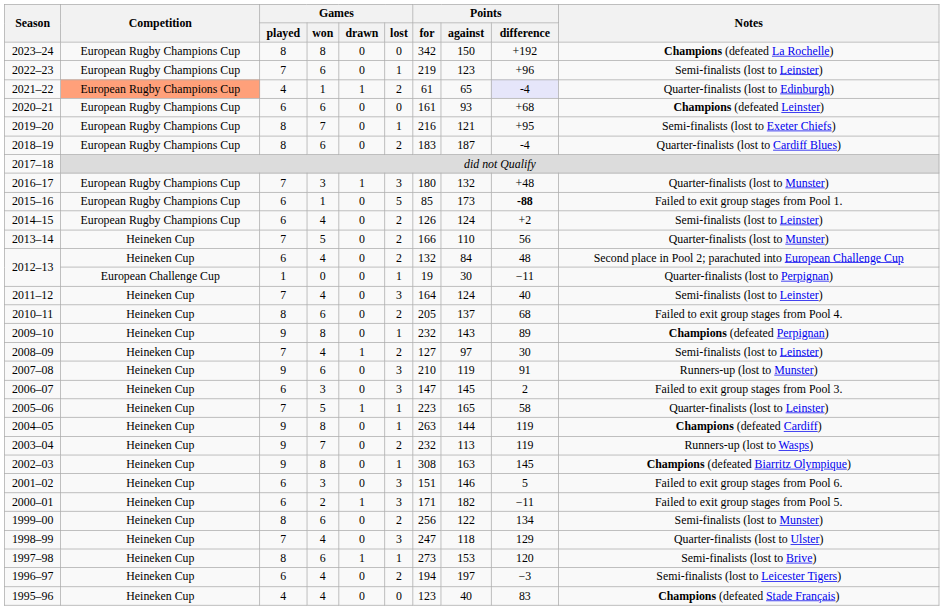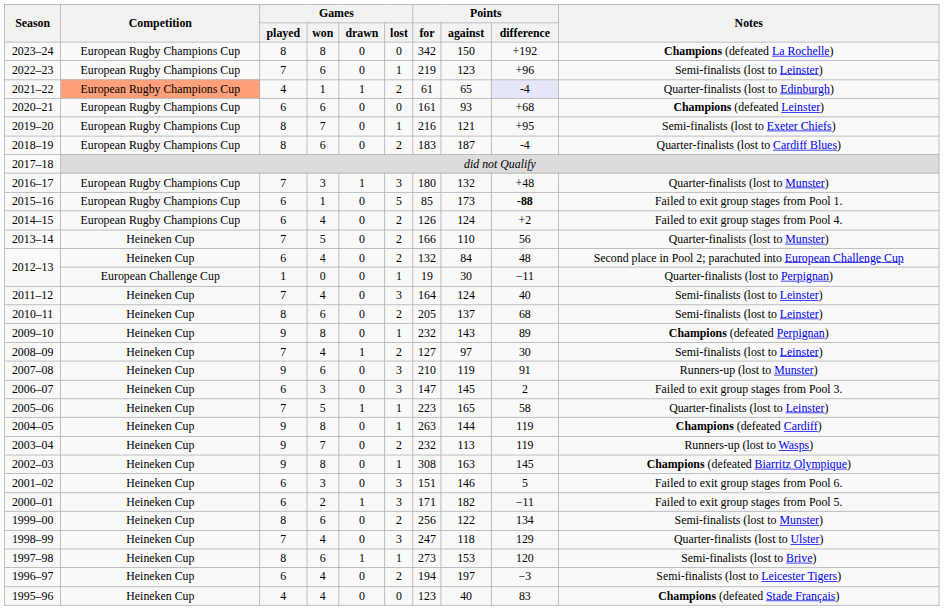(749, 220) Semi-finalists (lost to Leinster) -> (749, 220) Failed to exit group stages from Pool 4.
(749, 314) Failed to exit group stages from Pool 4. -> (749, 314) Semi-finalists (lost to Leinster)
